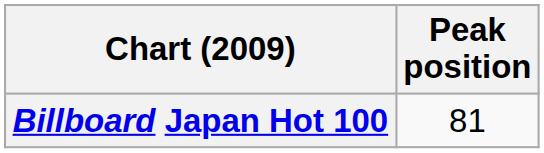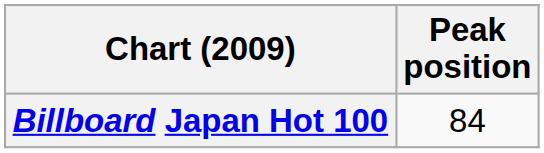(467, 119) 81 -> (467, 119) 84
